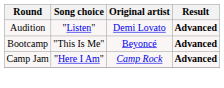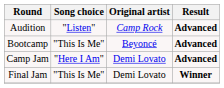(139, 28) Demi Lovato -> (139, 28) Camp Rock
(139, 59) Camp Rock -> (139, 59) Demi Lovato
+ row: (28, 75)
